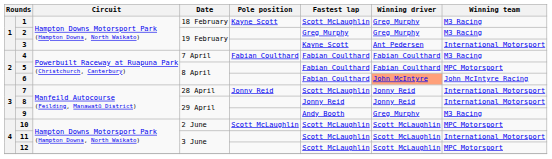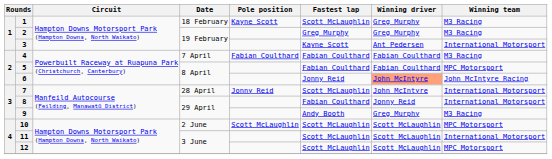(336, 79) Fabian Coulthard -> (323, 79) Jonny Reid
(394, 91) Jonny Reid -> (400, 91) John McIntyre
(323, 102) Jonny Reid -> (336, 102) Fabian Coulthard
